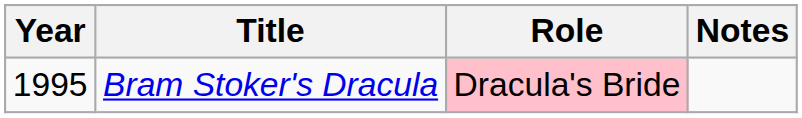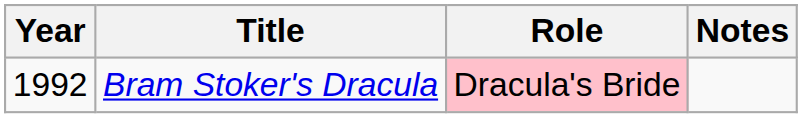(50, 84) 1995 -> (50, 84) 1992
